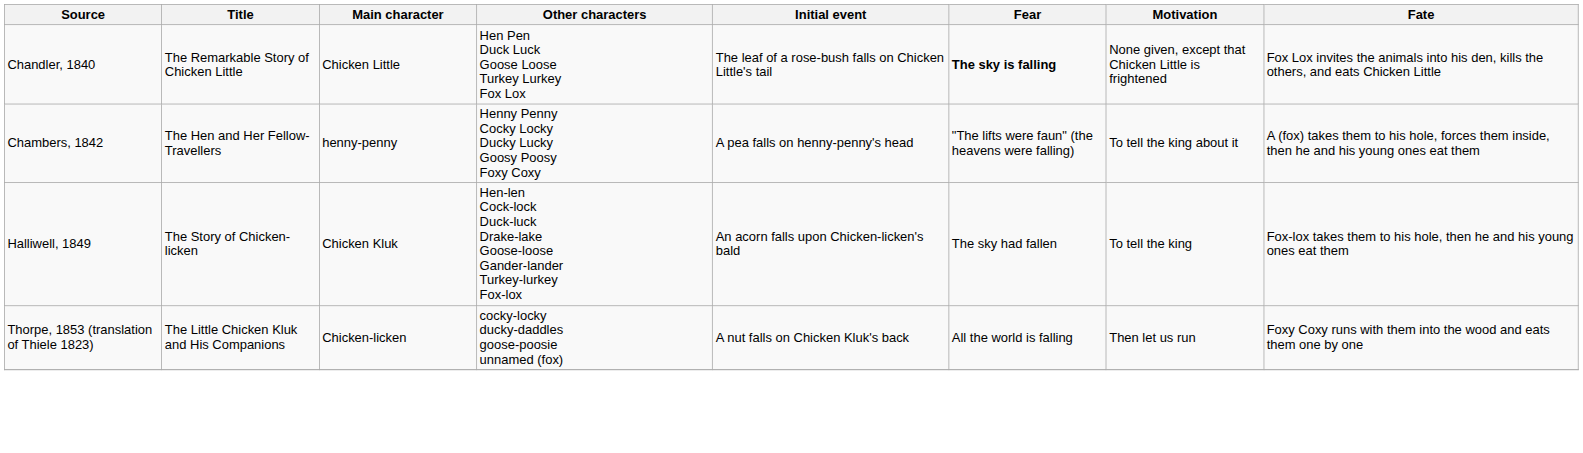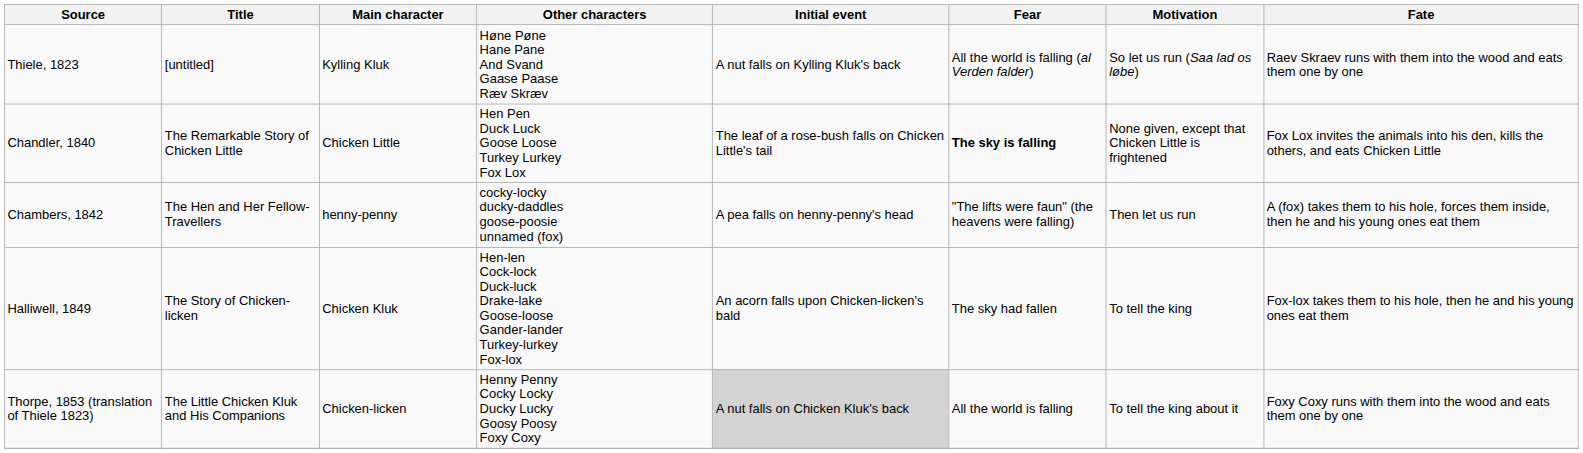+ row: (43, 64)
(519, 143) Henny Penny Cocky Locky Ducky Lucky Goosy Poosy Foxy Coxy -> (521, 214) cocky-locky ducky-daddles goose-poosie unnamed (fox)
(1174, 143) To tell the king about it -> (1152, 214) Then let us run
(521, 337) cocky-locky ducky-daddles goose-poosie unnamed (fox) -> (519, 409) Henny Penny Cocky Locky Ducky Lucky Goosy Poosy Foxy Coxy
(812, 337) no background -> (812, 409) lightgrey background
(1152, 337) Then let us run -> (1174, 409) To tell the king about it
